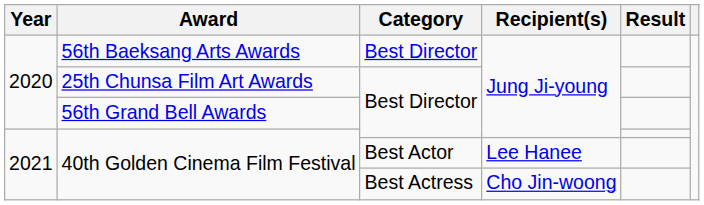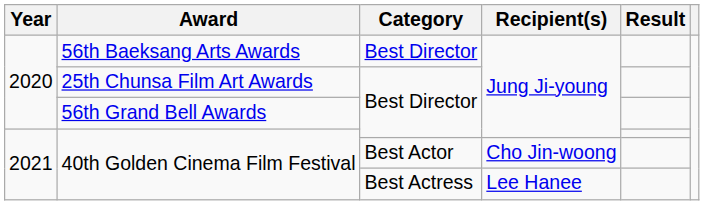(534, 152) Lee Hanee -> (551, 152) Cho Jin-woong
(551, 183) Cho Jin-woong -> (534, 183) Lee Hanee
